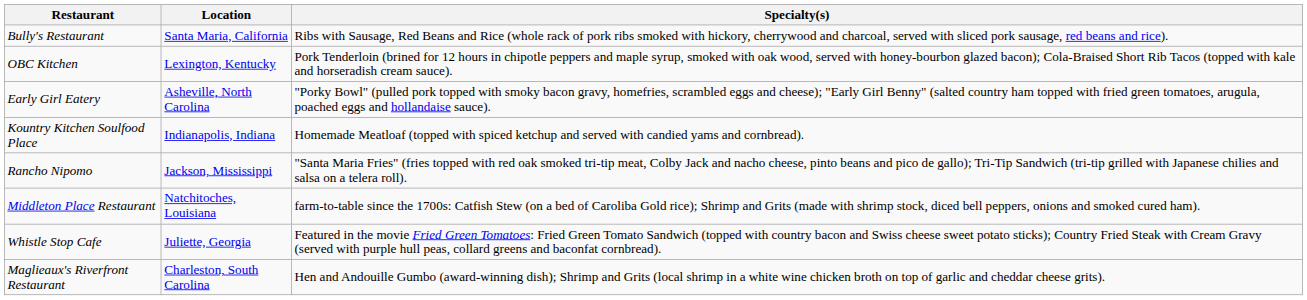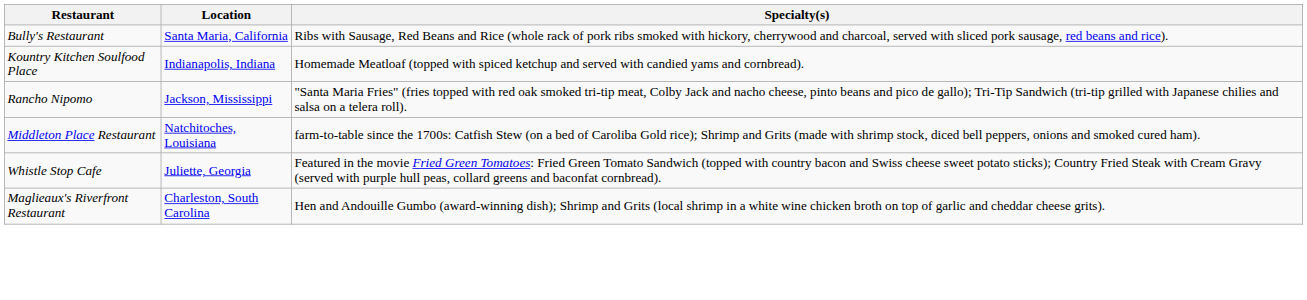- row: (43, 63)
- row: (54, 99)
